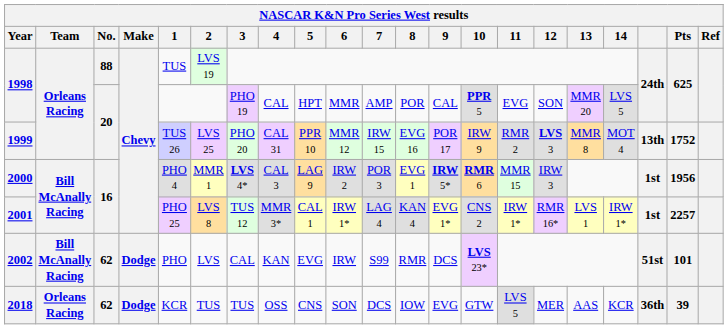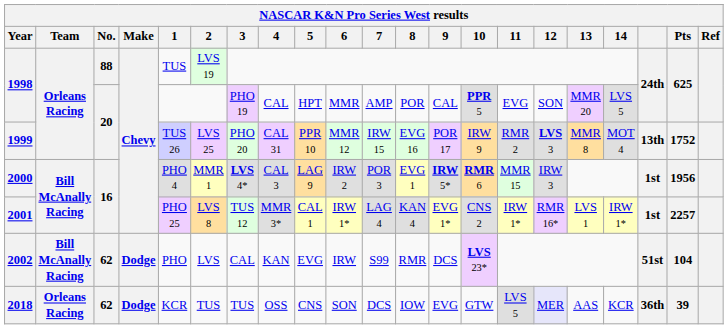(683, 260) 101 -> (683, 260) 104
(551, 305) no background -> (551, 305) lavender background
